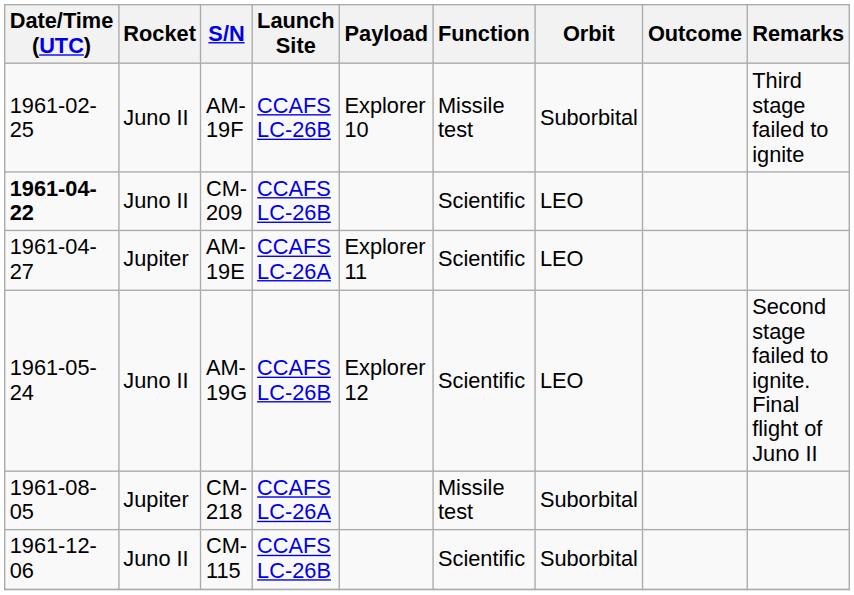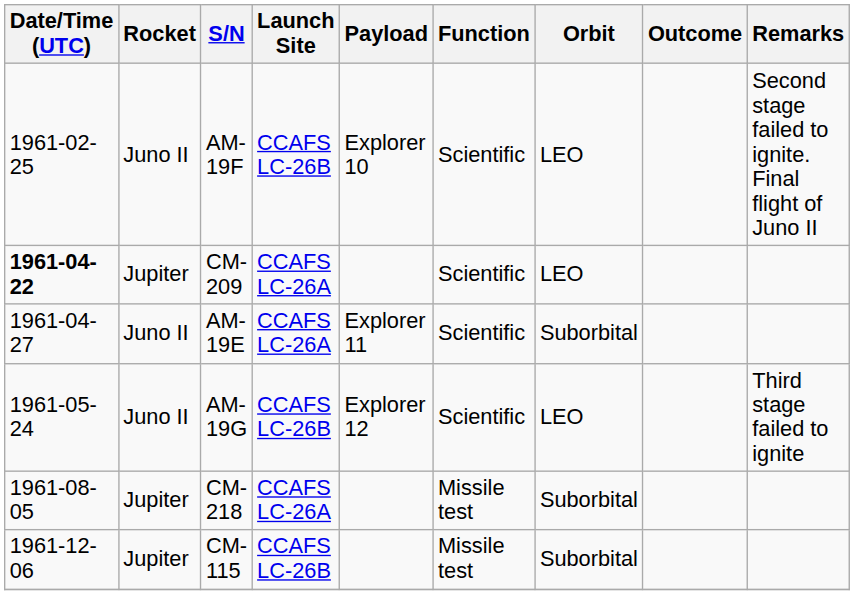(471, 117) Missile test -> (482, 154) Scientific
(589, 117) Suborbital -> (562, 154) LEO
(790, 117) Third stage failed to ignite -> (790, 154) Second stage failed to ignite. Final flight of Juno II
(156, 200) Juno II -> (156, 274) Jupiter
(294, 200) CCAFS LC-26B -> (294, 274) CCAFS LC-26A
(156, 259) Jupiter -> (156, 333) Juno II
(562, 259) LEO -> (589, 333) Suborbital
(790, 380) Second stage failed to ignite. Final flight of Juno II -> (790, 416) Third stage failed to ignite
(156, 559) Juno II -> (156, 559) Jupiter
(482, 559) Scientific -> (471, 559) Missile test
